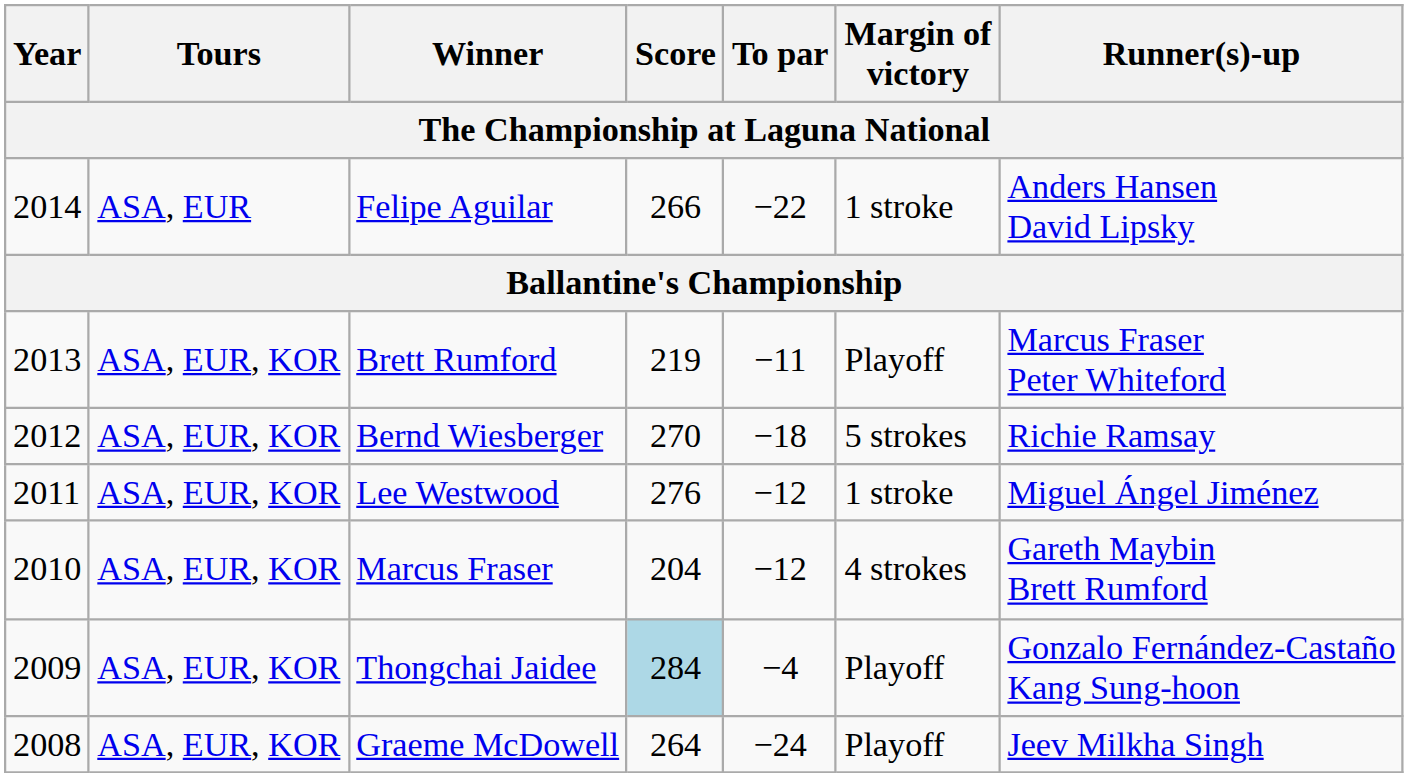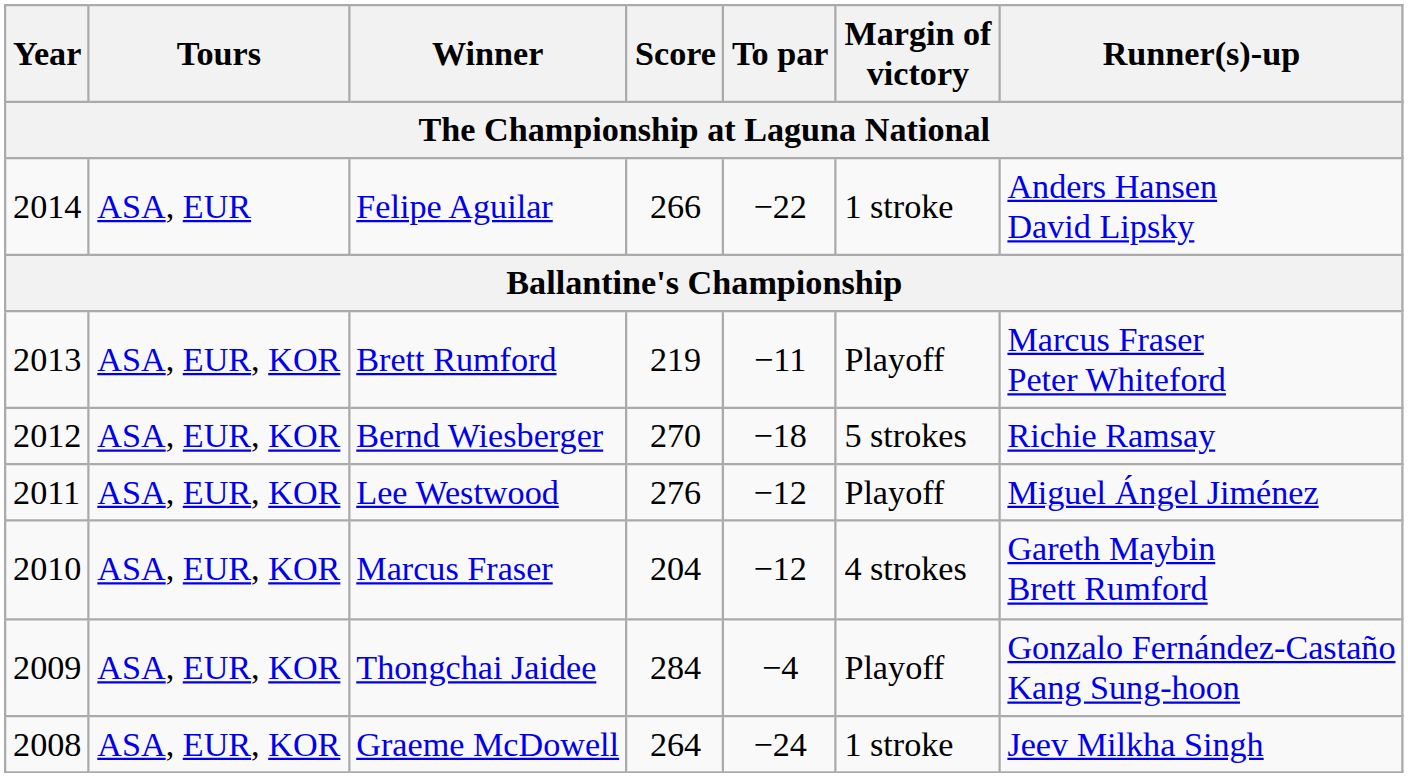(899, 492) 1 stroke -> (894, 492) Playoff
(676, 666) lightblue background -> (676, 666) no background
(894, 742) Playoff -> (899, 742) 1 stroke
